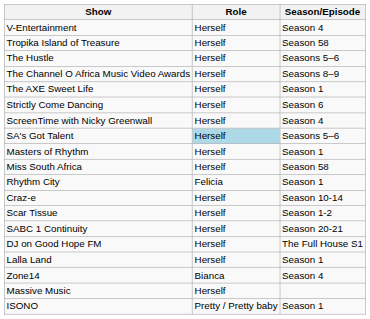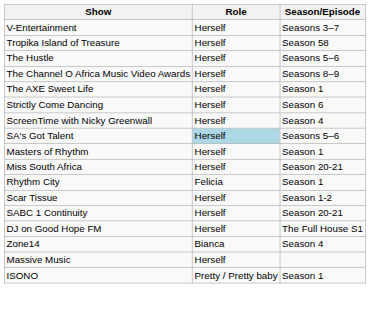(303, 27) Season 4 -> (311, 27) Seasons 3–7
(305, 167) Season 58 -> (312, 167) Season 20-21
- row: (21, 197)
- row: (29, 259)
